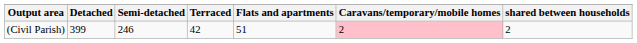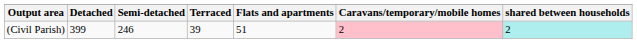(195, 30) 42 -> (195, 30) 39
(508, 30) no background -> (508, 30) paleturquoise background
